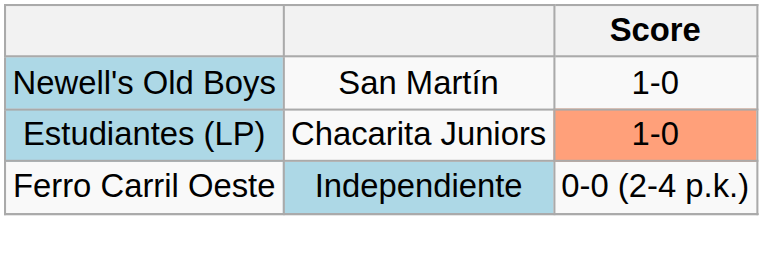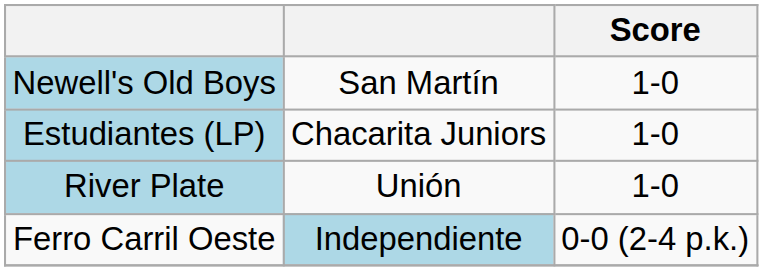(655, 134) lightsalmon background -> (655, 134) no background
+ row: (144, 186)
